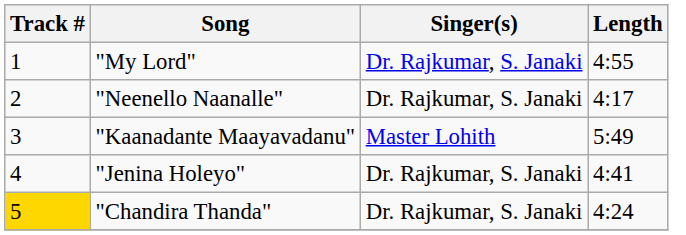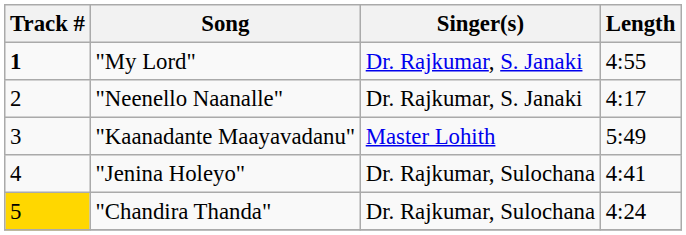(16, 61) normal -> (16, 61) bold
(474, 173) Dr. Rajkumar, S. Janaki -> (480, 173) Dr. Rajkumar, Sulochana
(474, 211) Dr. Rajkumar, S. Janaki -> (480, 211) Dr. Rajkumar, Sulochana
